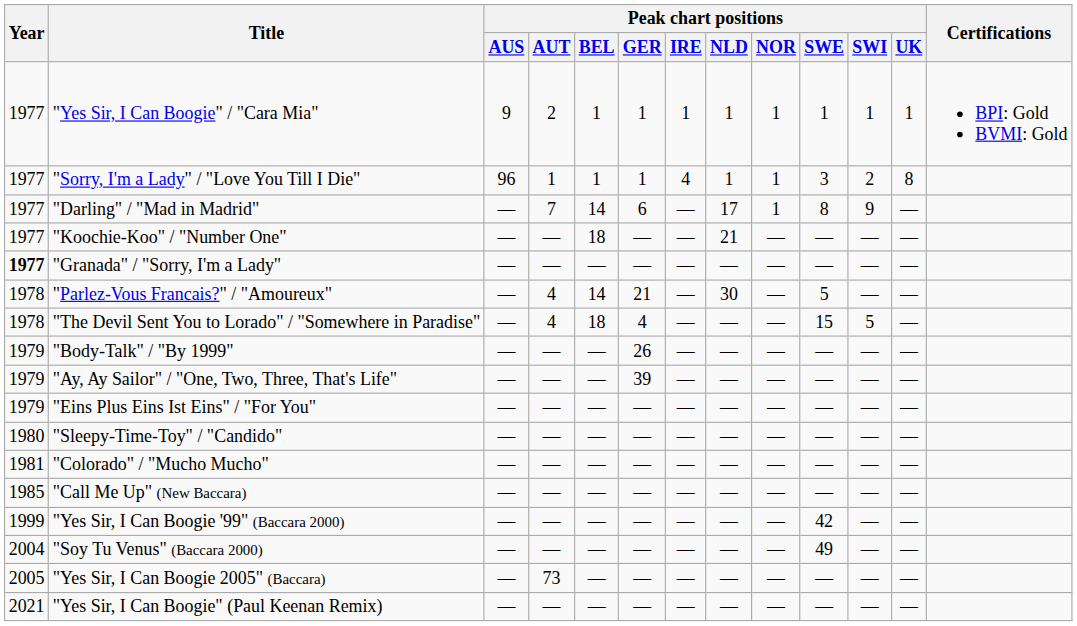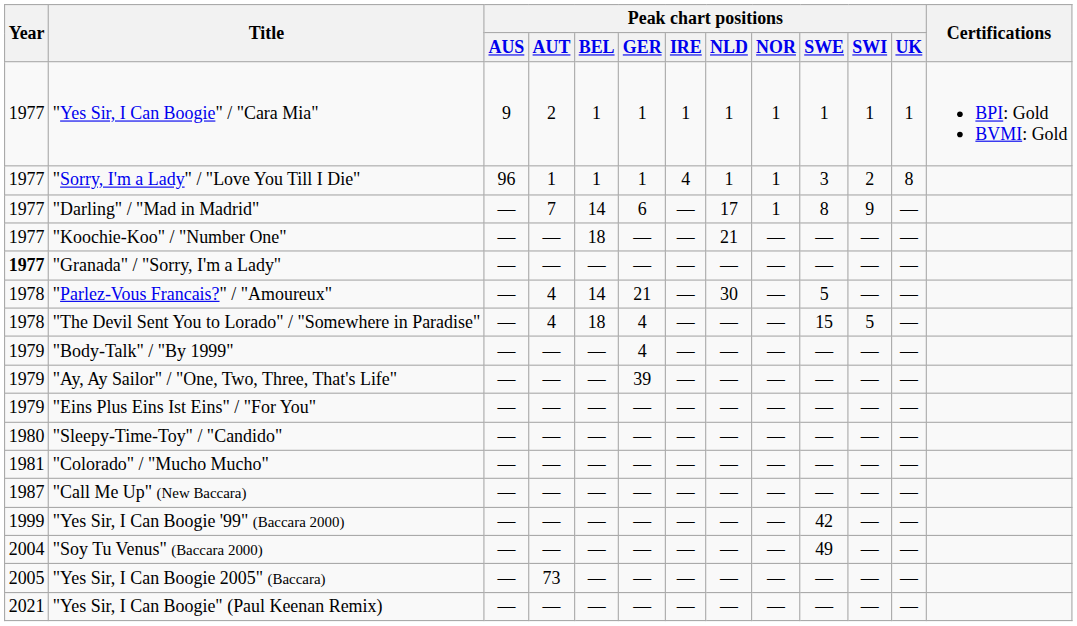(642, 350) 26 -> (642, 350) 4
(27, 492) 1985 -> (27, 492) 1987
